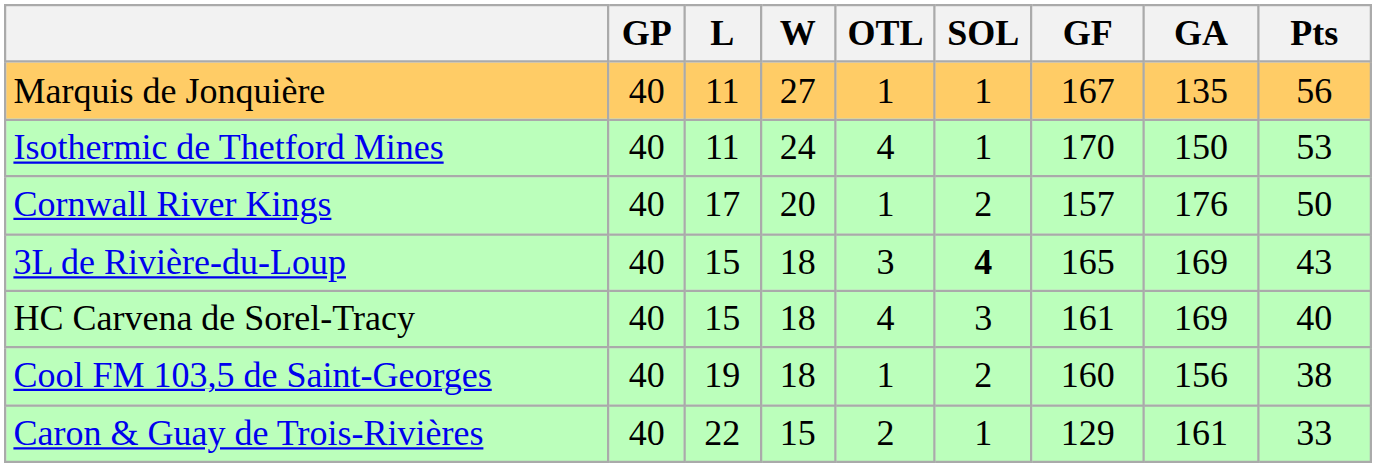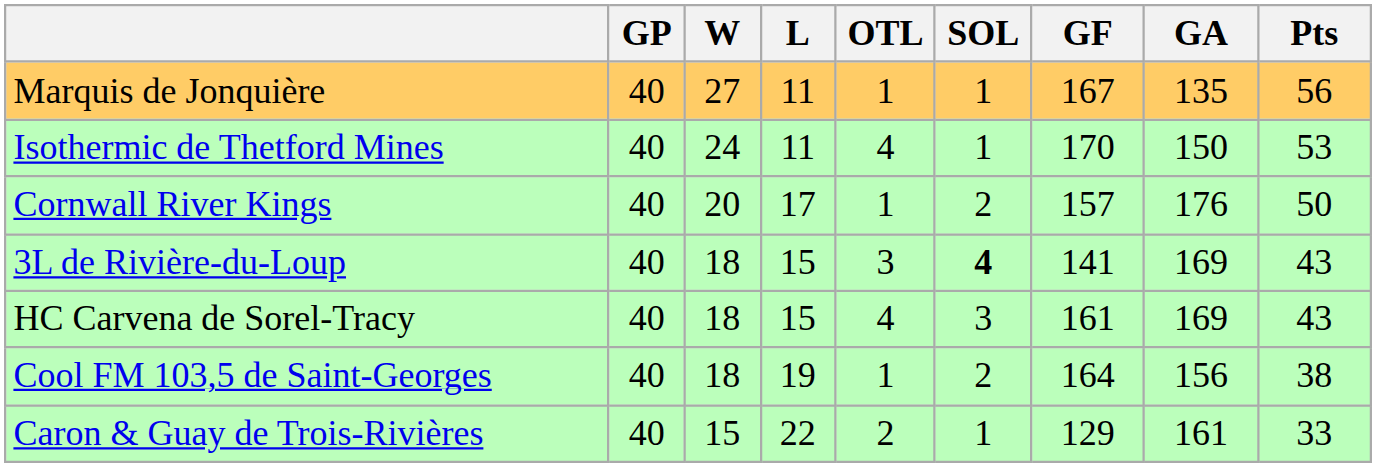columns swapped: (798, 33) <-> (722, 33)
(1088, 261) 165 -> (1088, 261) 141
(1314, 318) 40 -> (1314, 318) 43
(1088, 375) 160 -> (1088, 375) 164
